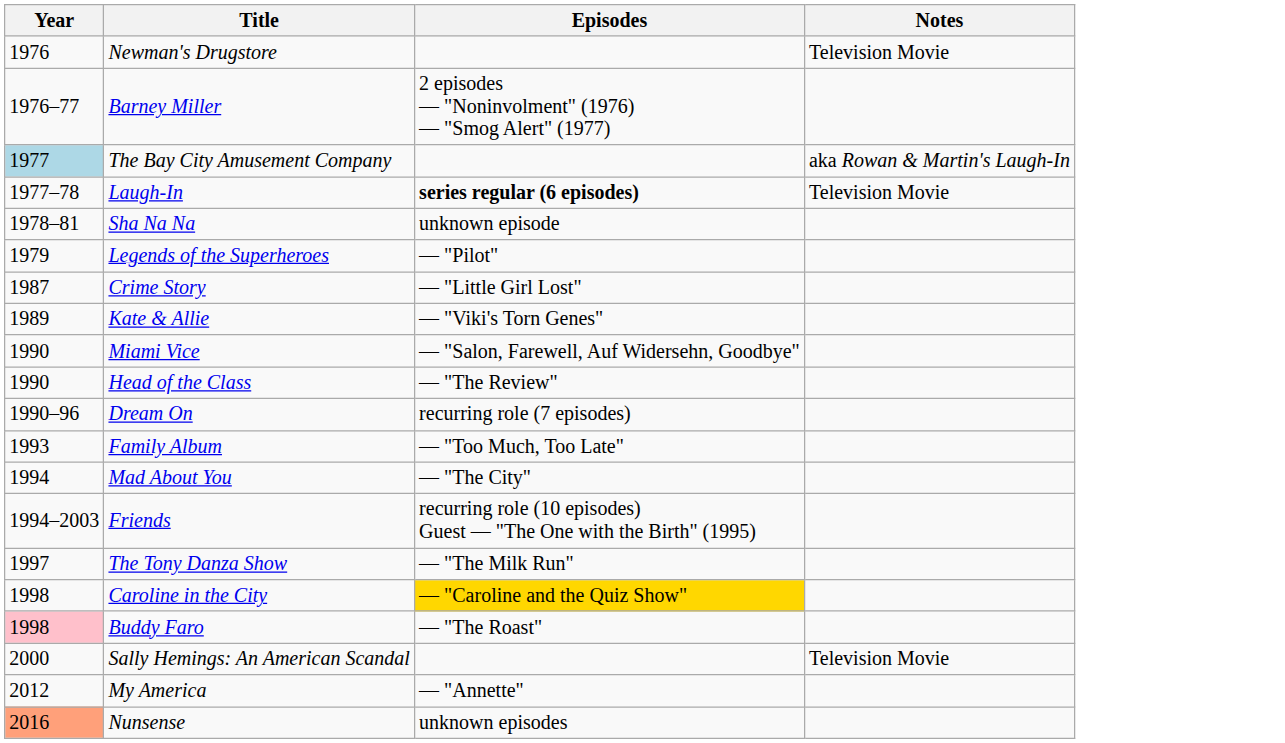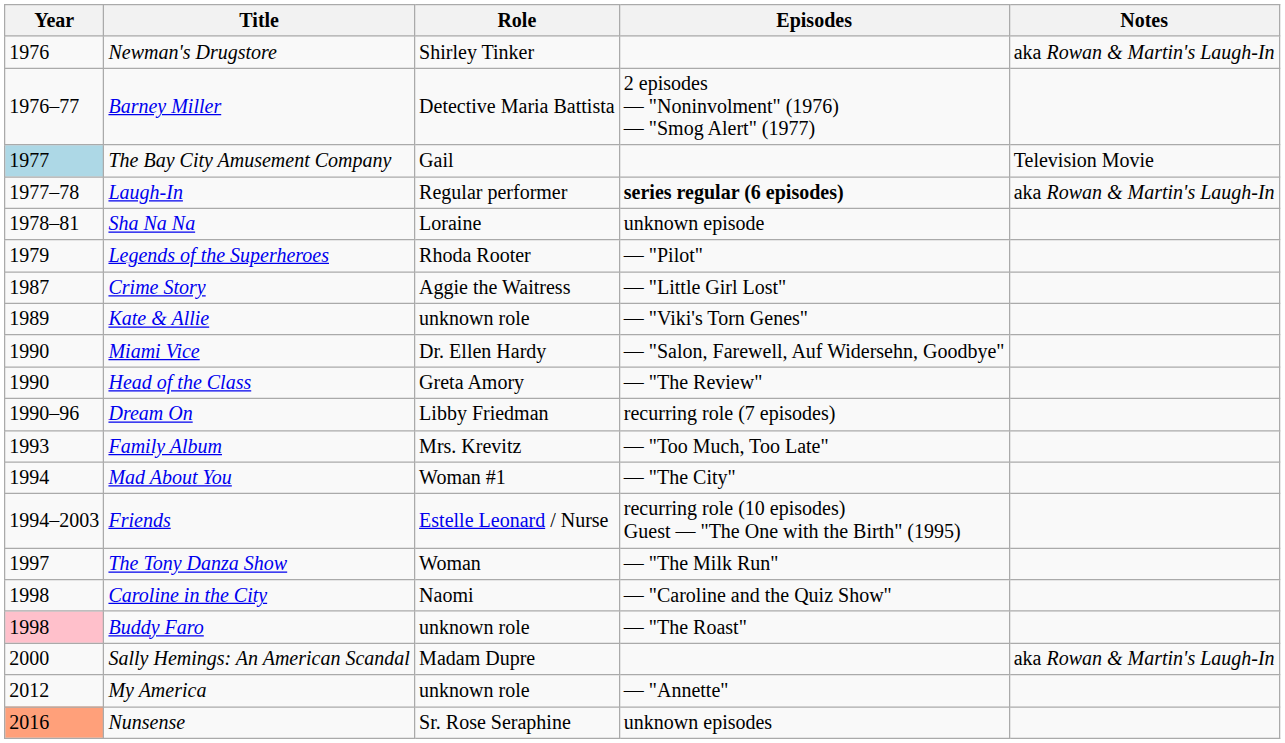+ column: (517, 20)
(879, 52) Television Movie -> (1144, 52) aka Rowan & Martin's Laugh-In
(939, 160) aka Rowan & Martin's Laugh-In -> (1084, 160) Television Movie
(879, 192) Television Movie -> (1144, 192) aka Rowan & Martin's Laugh-In
(553, 595) gold background -> (758, 595) no background
(879, 658) Television Movie -> (1144, 658) aka Rowan & Martin's Laugh-In
